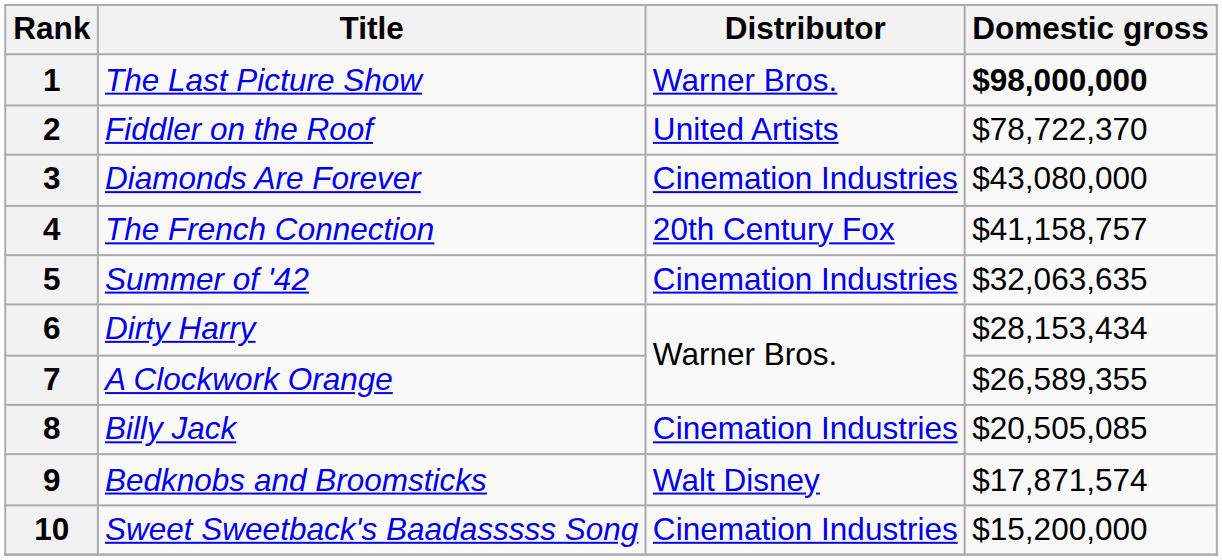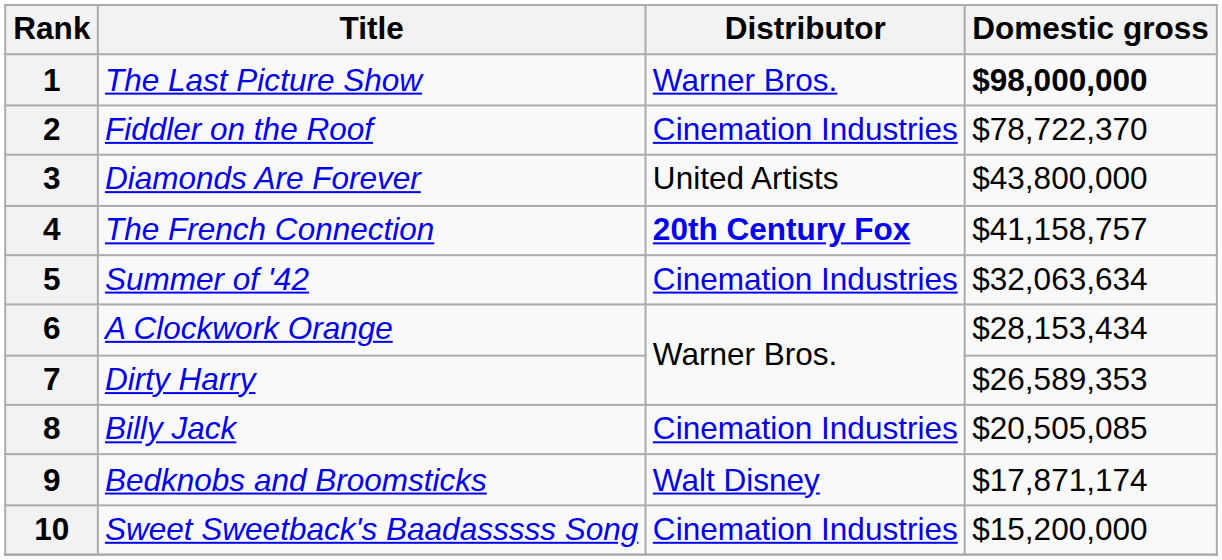(746, 129) United Artists -> (805, 129) Cinemation Industries
(805, 179) Cinemation Industries -> (746, 179) United Artists
(1060, 179) $43,080,000 -> (1060, 179) $43,800,000
(774, 229) normal -> (782, 229) bold
(1060, 279) $32,063,635 -> (1060, 279) $32,063,634
(180, 329) Dirty Harry -> (249, 329) A Clockwork Orange
(249, 379) A Clockwork Orange -> (180, 379) Dirty Harry
(1060, 379) $26,589,355 -> (1060, 379) $26,589,353
(1060, 479) $17,871,574 -> (1060, 479) $17,871,174
